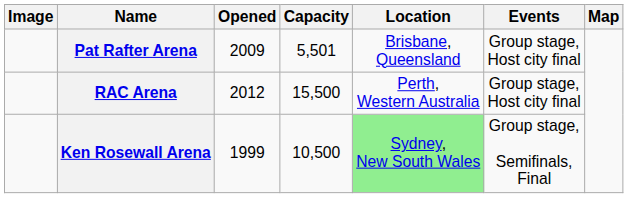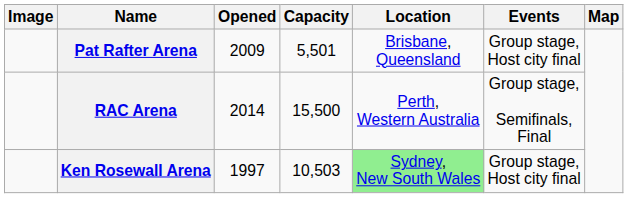(247, 93) 2012 -> (247, 110) 2014
(534, 93) Group stage, Host city final -> (534, 110) Group stage, Semifinals, Final
(247, 153) 1999 -> (247, 170) 1997
(316, 153) 10,500 -> (316, 170) 10,503
(534, 153) Group stage, Semifinals, Final -> (534, 170) Group stage, Host city final
